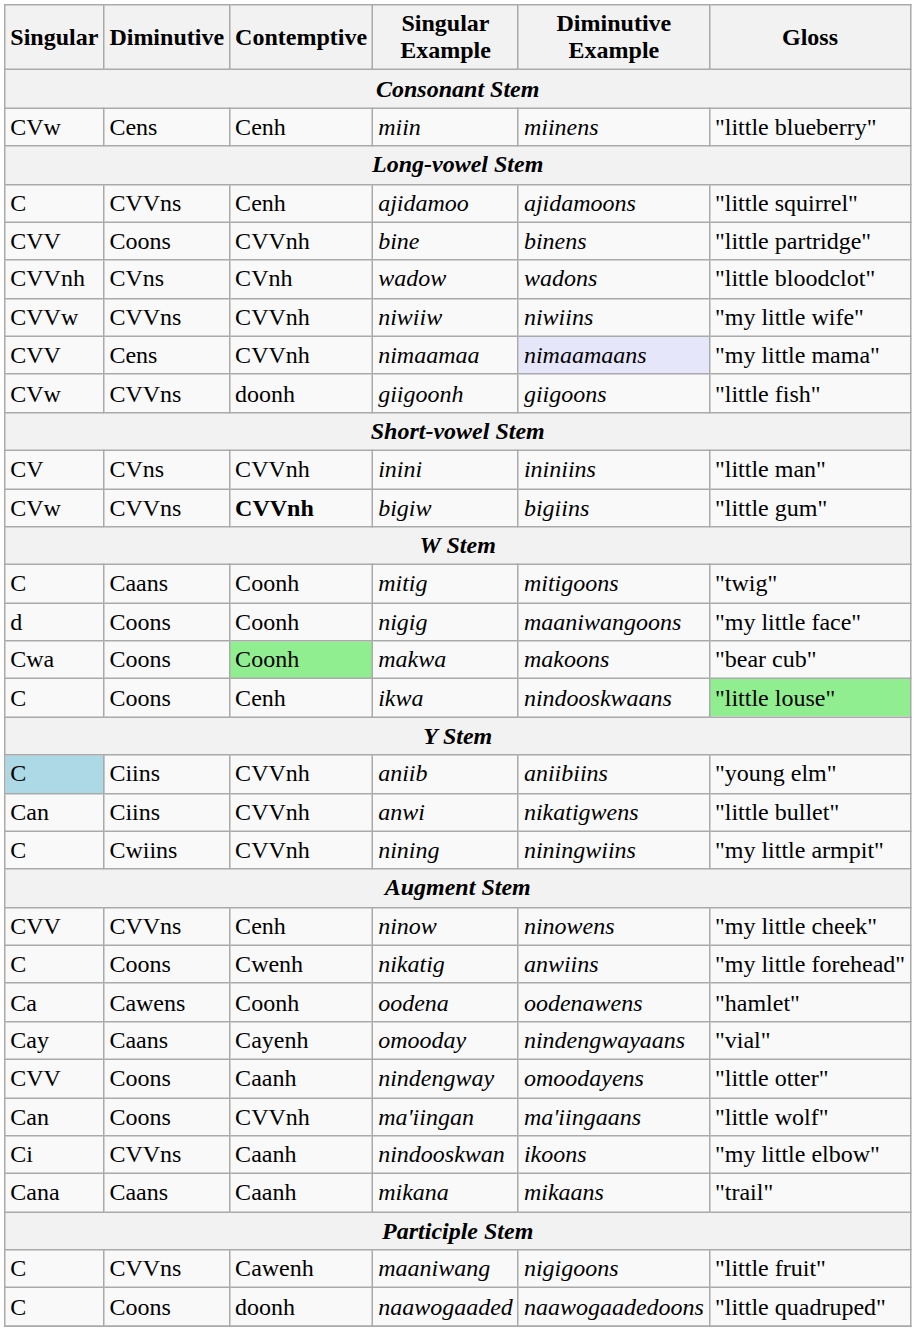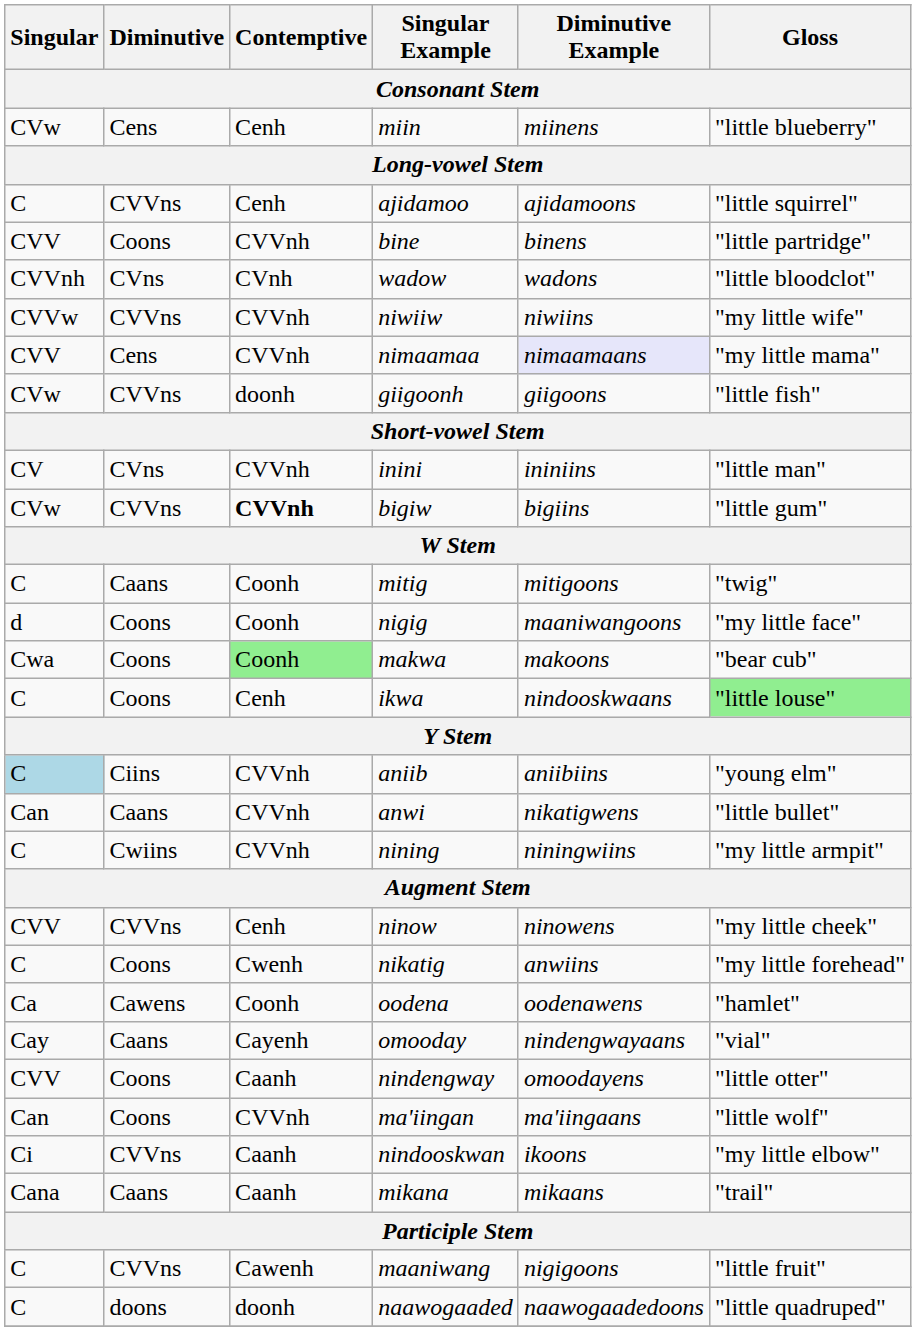(135, 811) Ciins -> (139, 811) Caans
(140, 1306) Coons -> (138, 1306) doons
